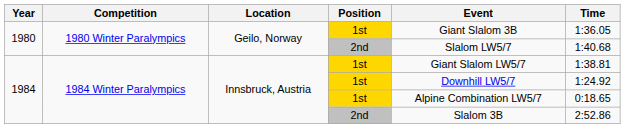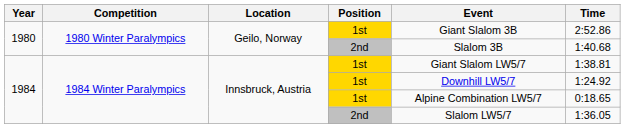(593, 30) 1:36.05 -> (593, 30) 2:52.86
(478, 47) Slalom LW5/7 -> (478, 47) Slalom 3B
(478, 116) Slalom 3B -> (478, 116) Slalom LW5/7
(593, 116) 2:52.86 -> (593, 116) 1:36.05
